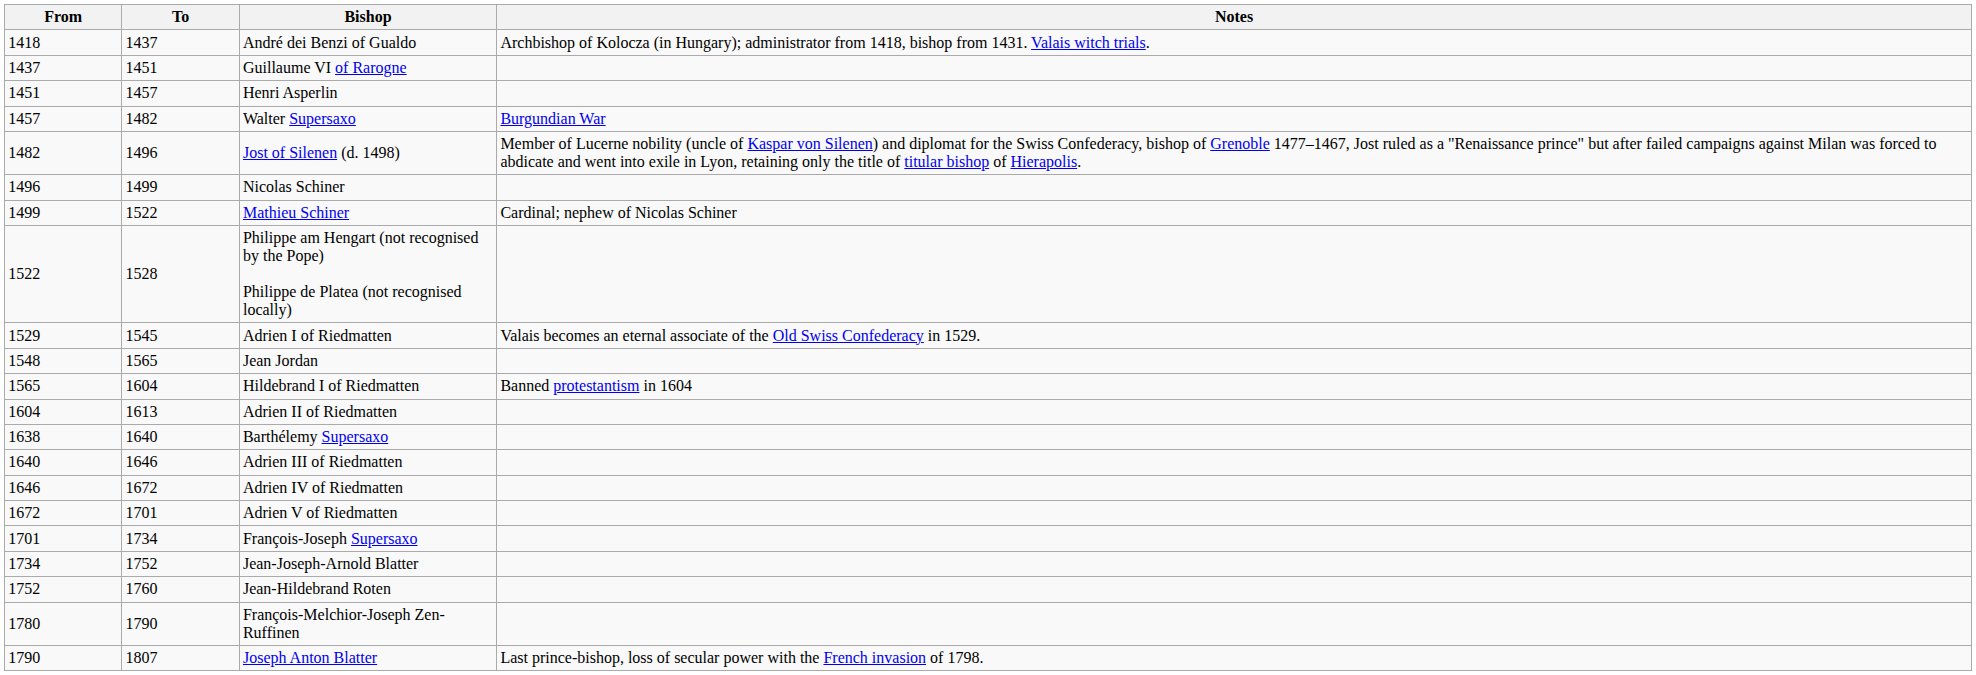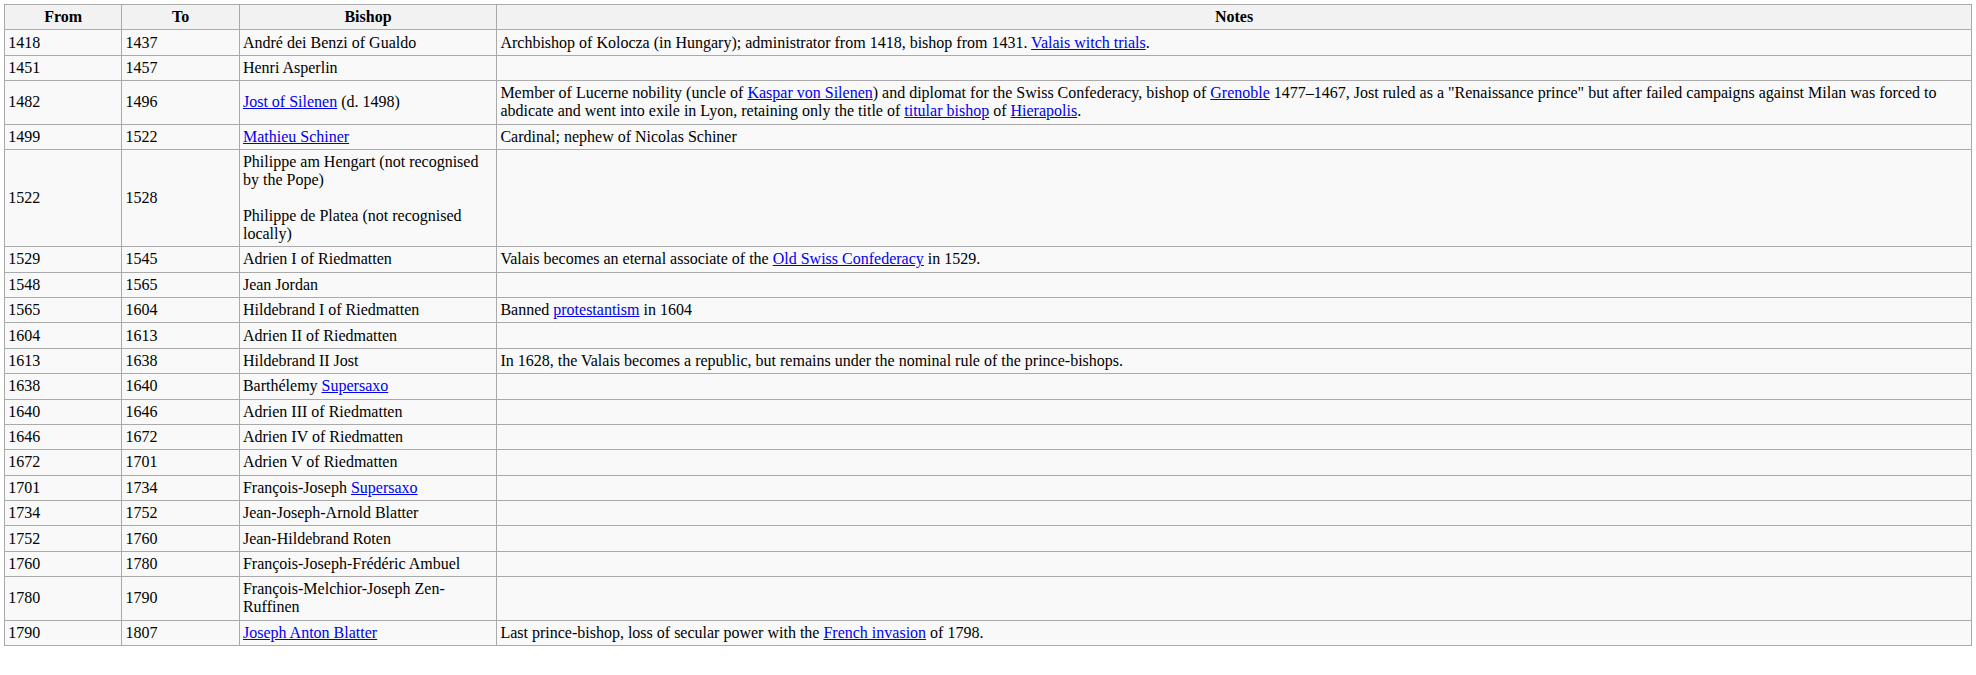- row: (325, 67)
- row: (299, 118)
- row: (294, 187)
+ row: (301, 360)
+ row: (352, 563)
